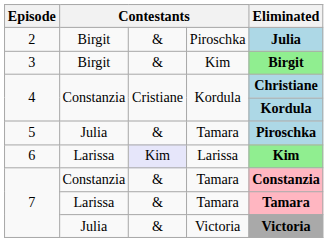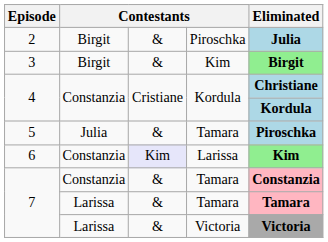(94, 155) Larissa -> (94, 155) Constanzia
(94, 225) Julia -> (94, 225) Larissa
